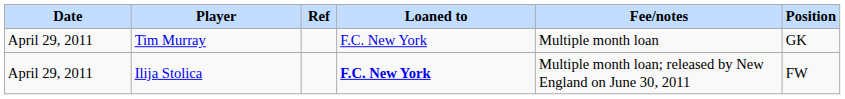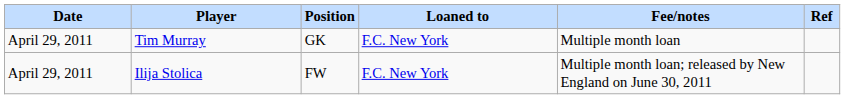columns swapped: (811, 16) <-> (319, 16)
(385, 73) bold -> (405, 73) normal
